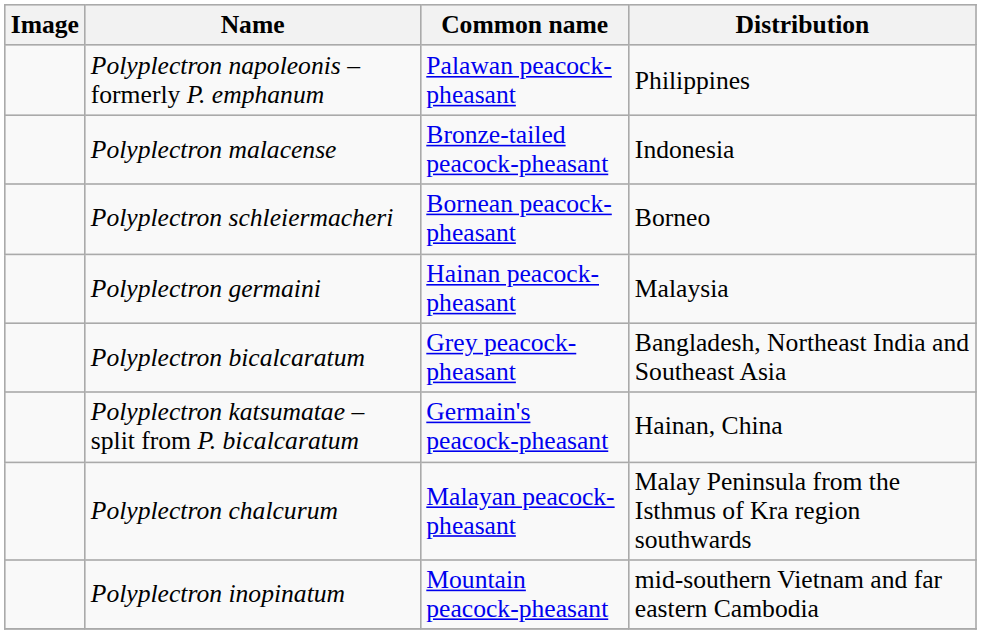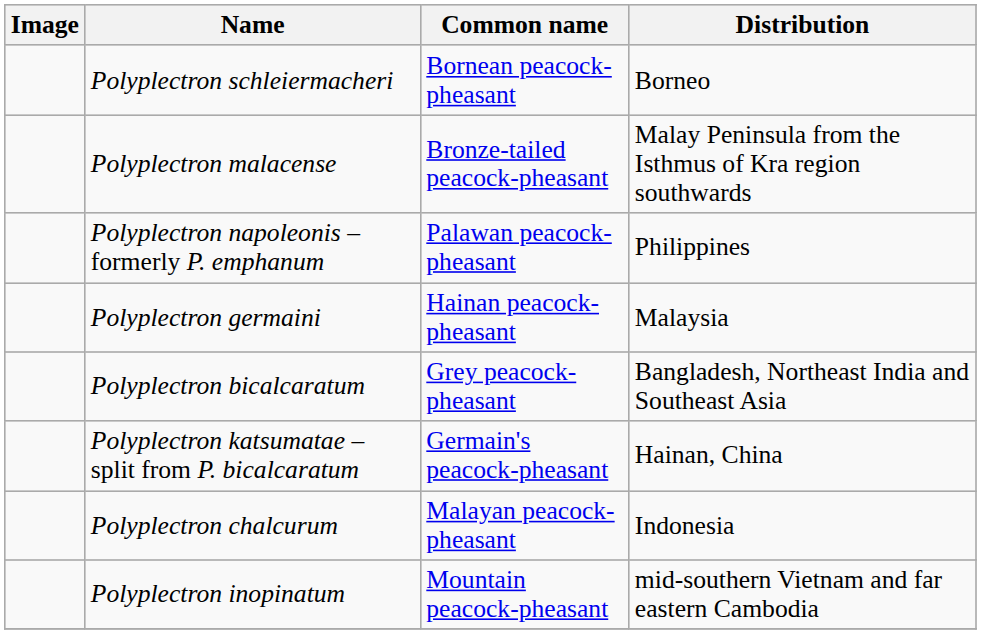rows swapped: (225, 79) <-> (242, 218)
(685, 149) Indonesia -> (767, 163) Malay Peninsula from the Isthmus of Kra region southwards
(767, 510) Malay Peninsula from the Isthmus of Kra region southwards -> (685, 525) Indonesia
